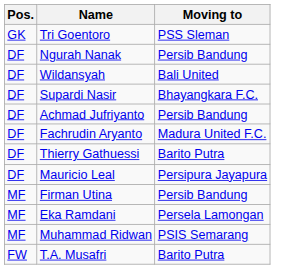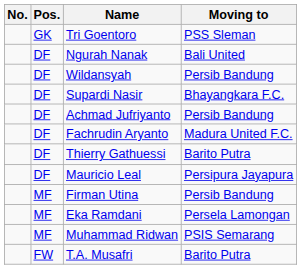+ column: (18, 15)
(203, 55) Persib Bandung -> (214, 55) Bali United
(188, 75) Bali United -> (229, 75) Persib Bandung
